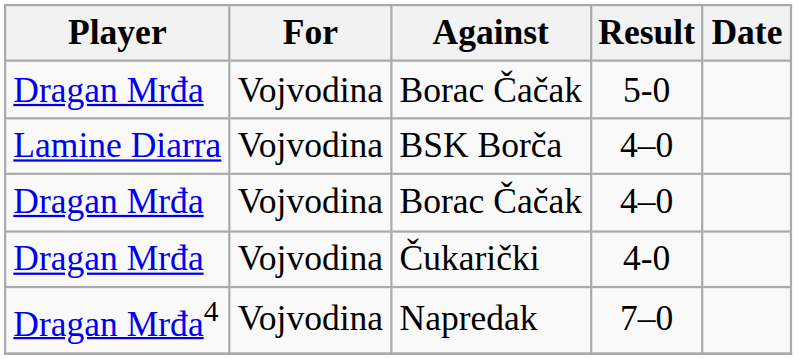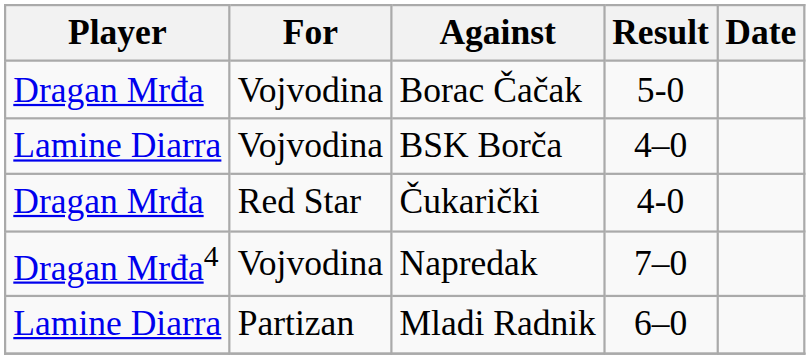- row: (491, 201)
(310, 257) Vojvodina -> (299, 201) Red Star
+ row: (498, 323)
